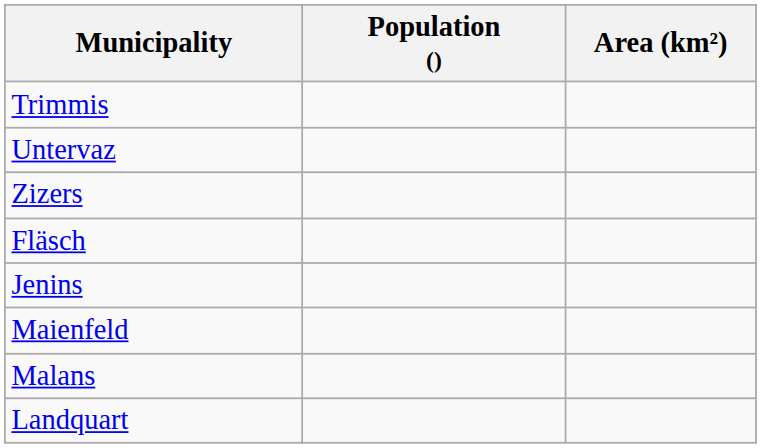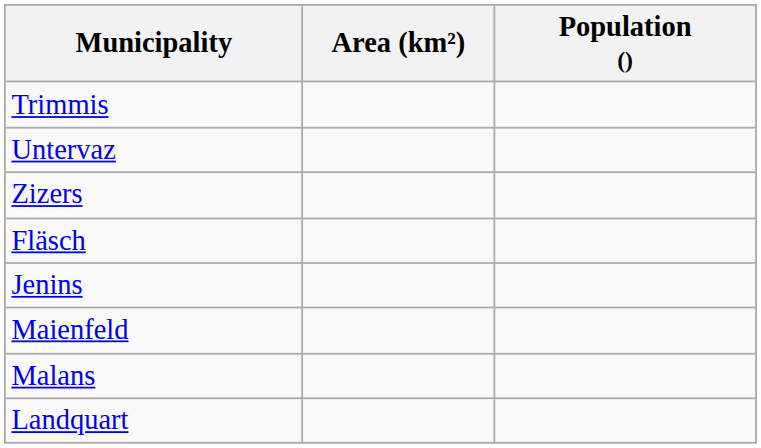columns swapped: (434, 43) <-> (661, 43)
